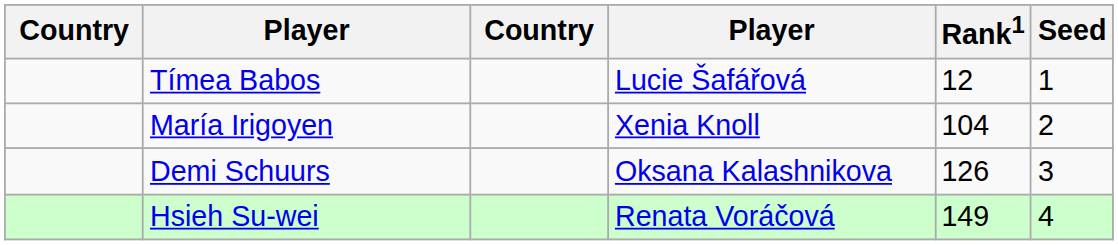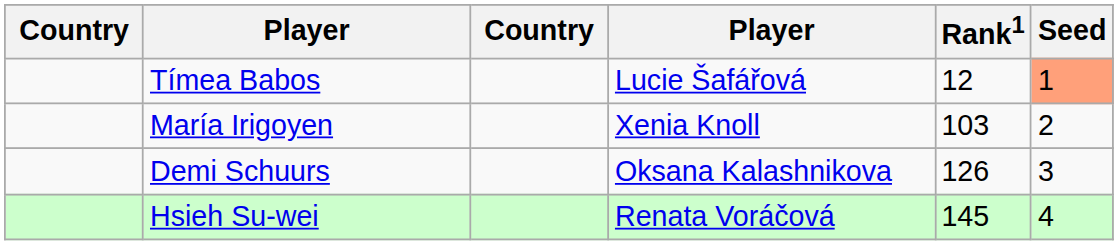(1046, 80) no background -> (1046, 80) lightsalmon background
(965, 125) 104 -> (965, 125) 103
(965, 216) 149 -> (965, 216) 145
